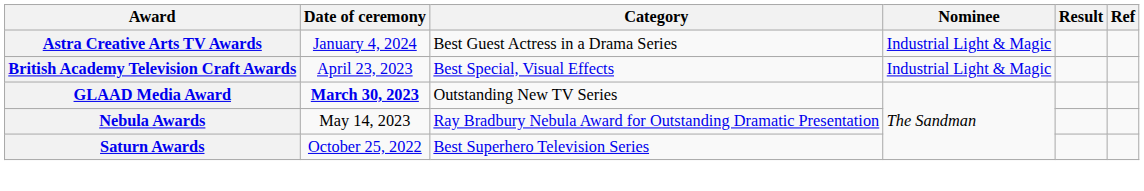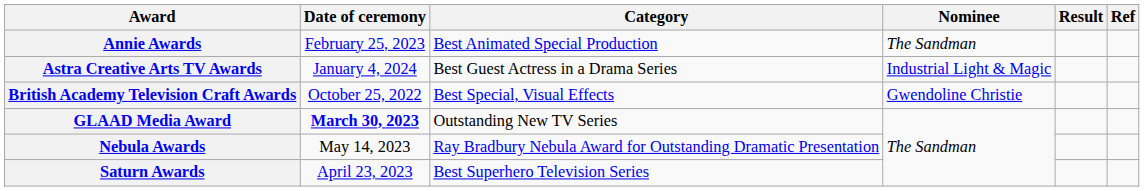+ row: (152, 43)
(365, 69) April 23, 2023 -> (365, 95) October 25, 2022
(969, 69) Industrial Light & Magic -> (955, 95) Gwendoline Christie
(365, 146) October 25, 2022 -> (365, 172) April 23, 2023
